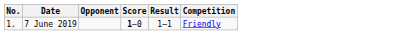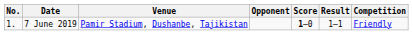+ column: (164, 11)
